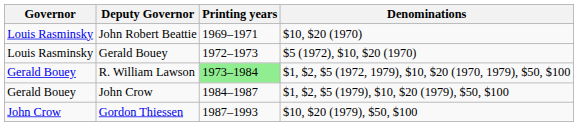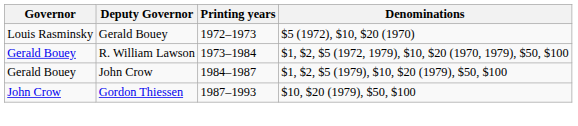- row: (148, 33)
(230, 72) lightgreen background -> (228, 53) no background
